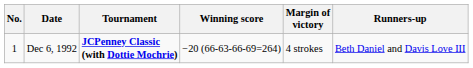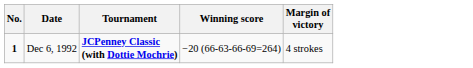- column: (400, 19)
(14, 48) normal -> (14, 48) bold
